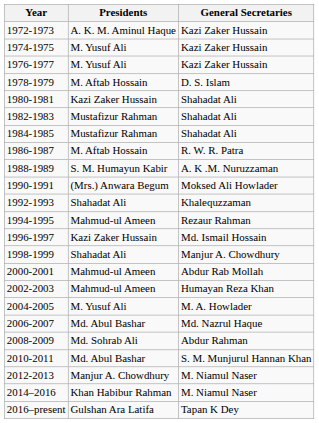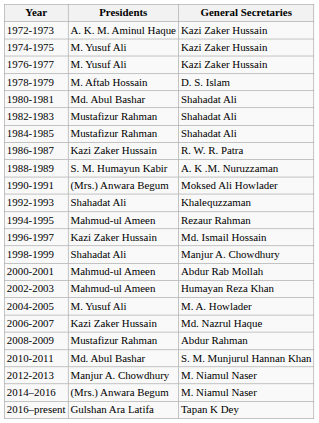(114, 99) Kazi Zaker Hussain -> (108, 99) Md. Abul Bashar
(109, 151) M. Aftab Hossain -> (114, 151) Kazi Zaker Hussain
(108, 323) Md. Abul Bashar -> (114, 323) Kazi Zaker Hussain
(104, 340) Md. Sohrab Ali -> (114, 340) Mustafizur Rahman
(121, 392) Khan Habibur Rahman -> (120, 392) (Mrs.) Anwara Begum
